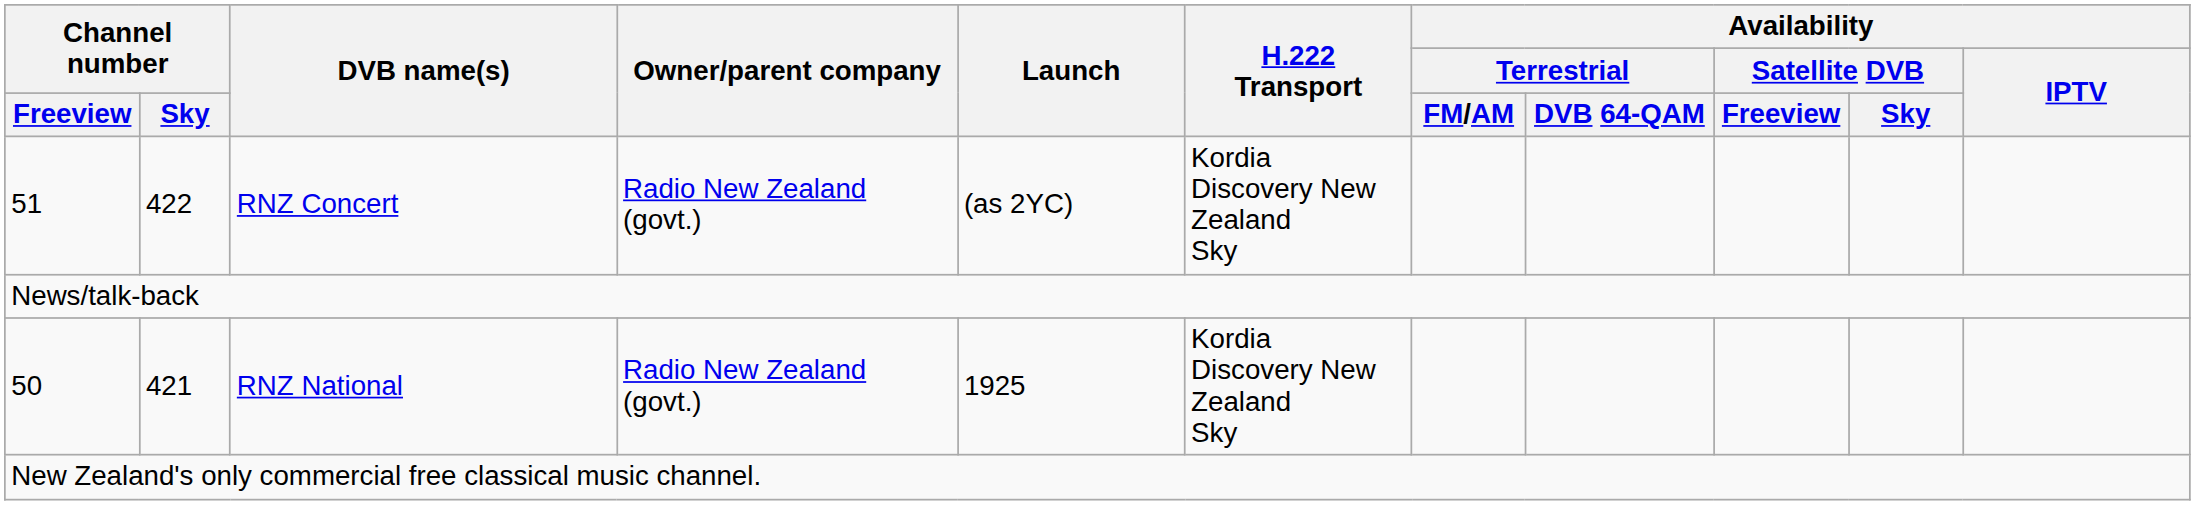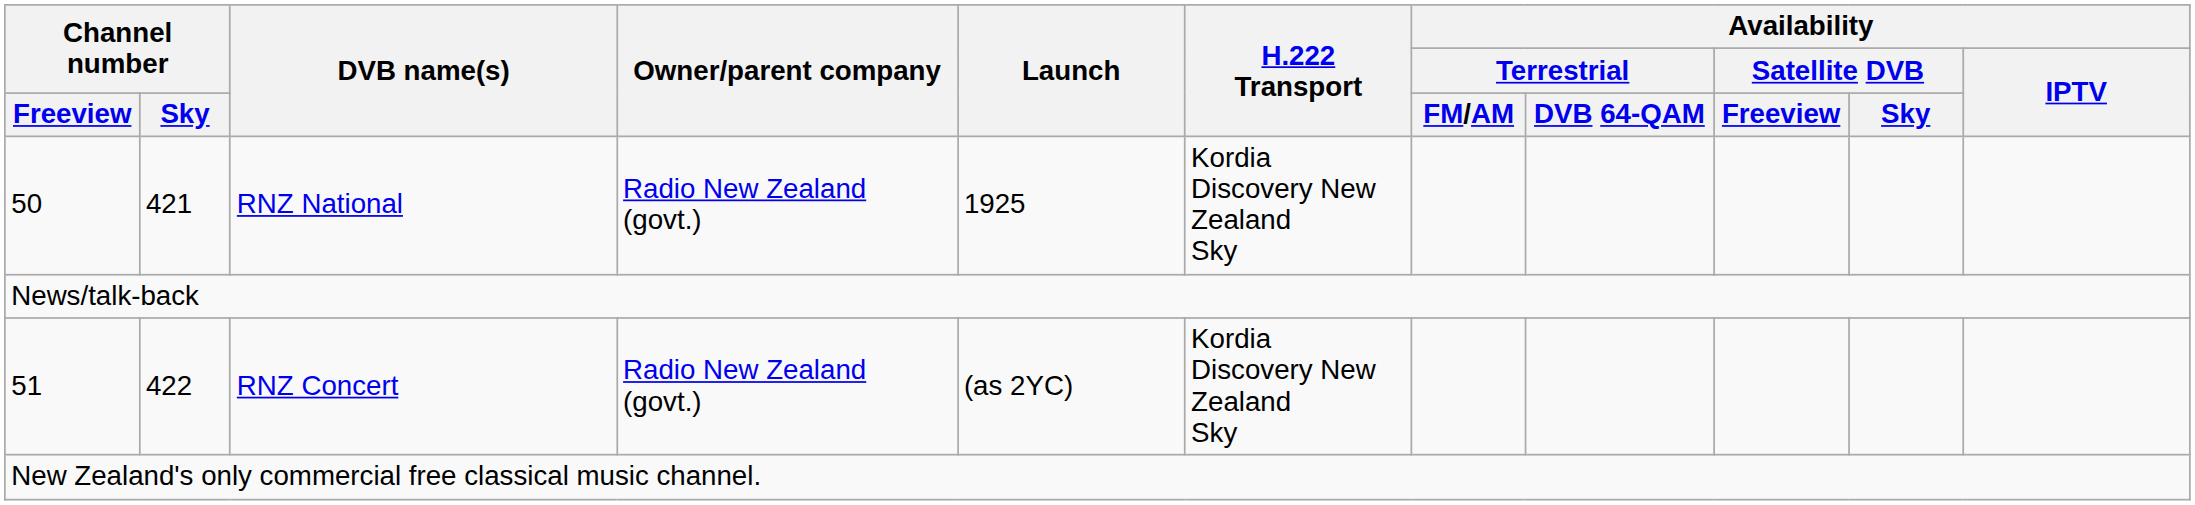rows swapped: (27, 386) <-> (27, 204)
